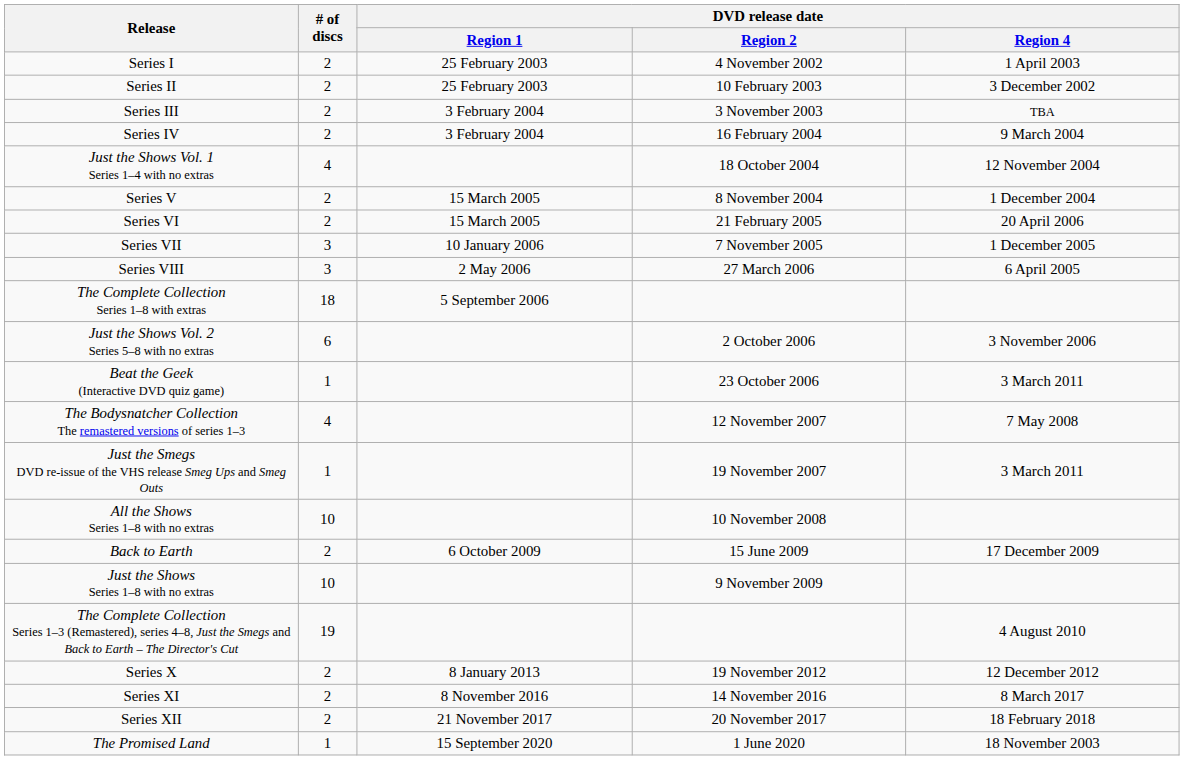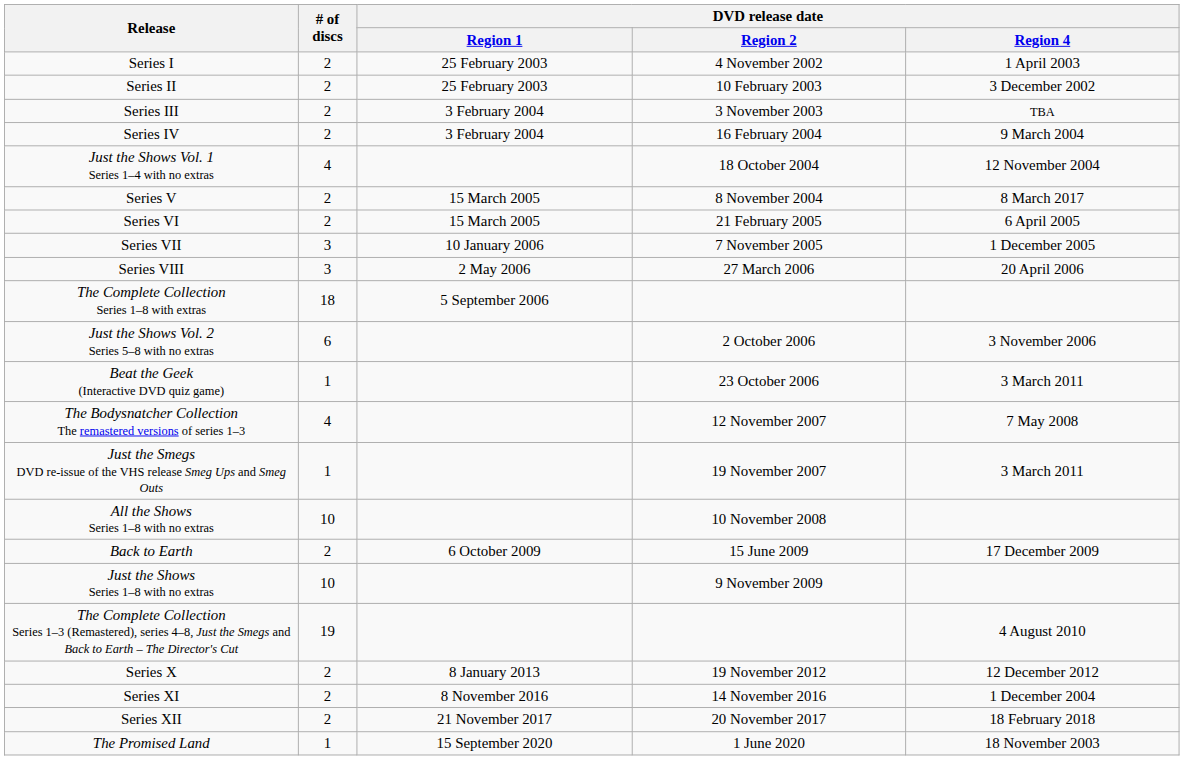(1042, 198) 1 December 2004 -> (1042, 198) 8 March 2017
(1042, 221) 20 April 2006 -> (1042, 221) 6 April 2005
(1042, 269) 6 April 2005 -> (1042, 269) 20 April 2006
(1042, 696) 8 March 2017 -> (1042, 696) 1 December 2004
